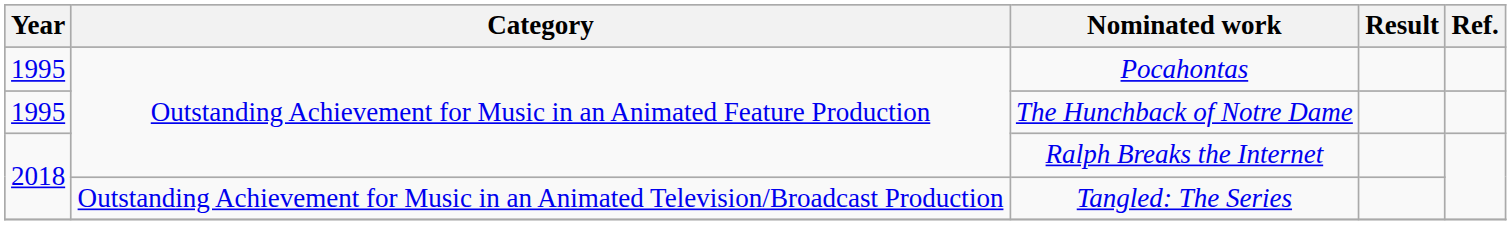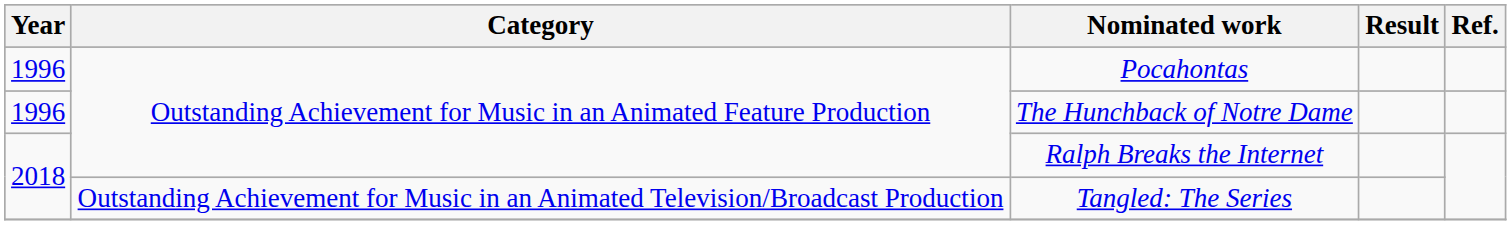(38, 68) 1995 -> (38, 68) 1996
(38, 111) 1995 -> (38, 111) 1996
